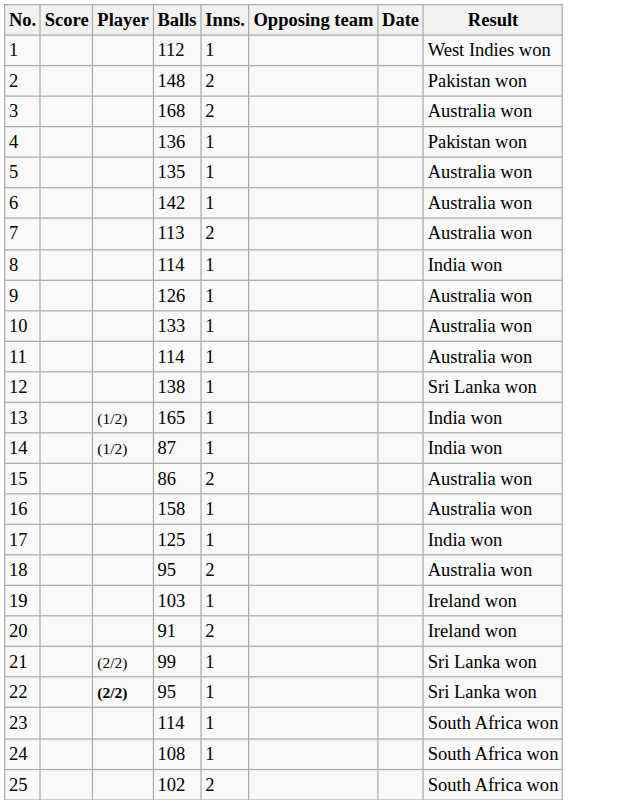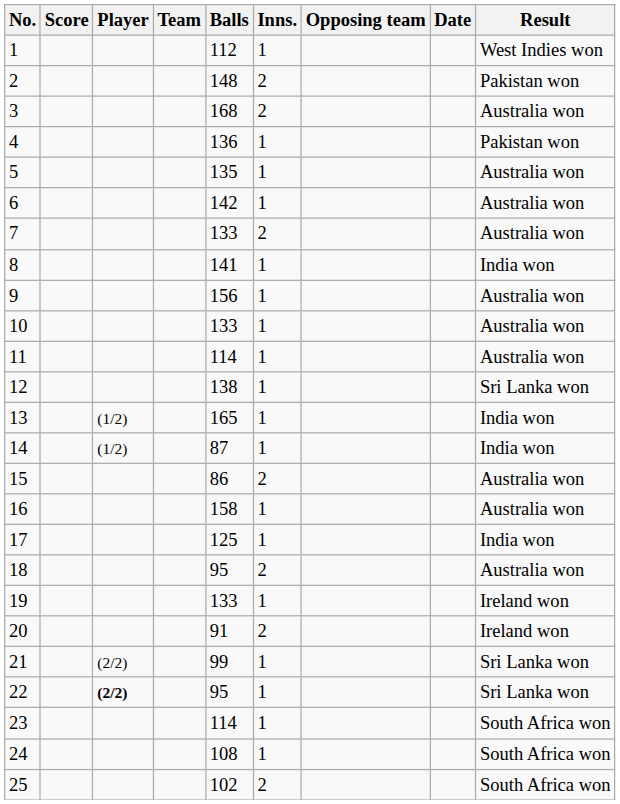+ column: (179, 19)
(171, 234) 113 -> (224, 234) 133
(171, 264) 114 -> (224, 264) 141
(171, 295) 126 -> (224, 295) 156
(171, 600) 103 -> (224, 600) 133
